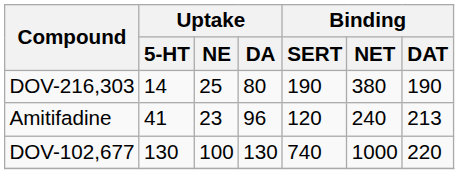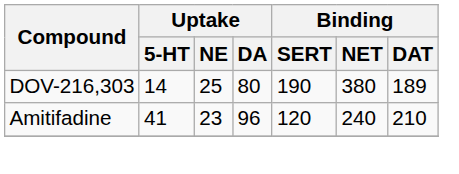(425, 86) 190 -> (409, 86) 189
(425, 119) 213 -> (409, 119) 210
- row: (72, 151)
